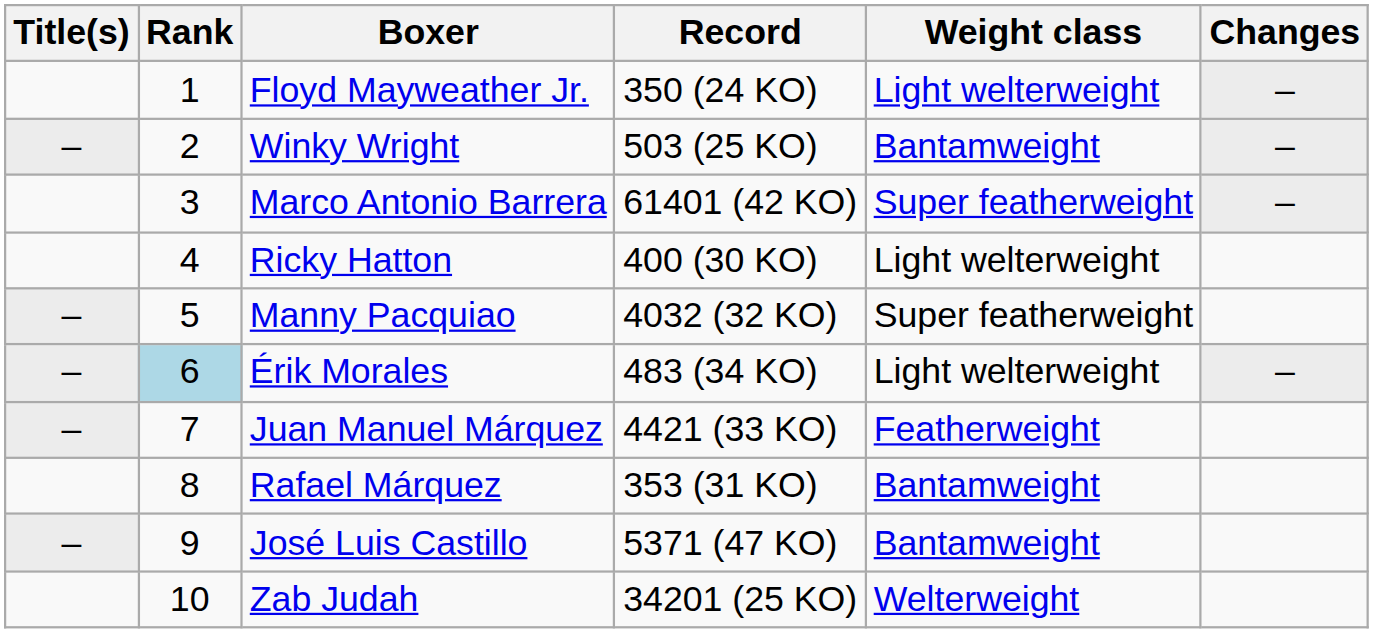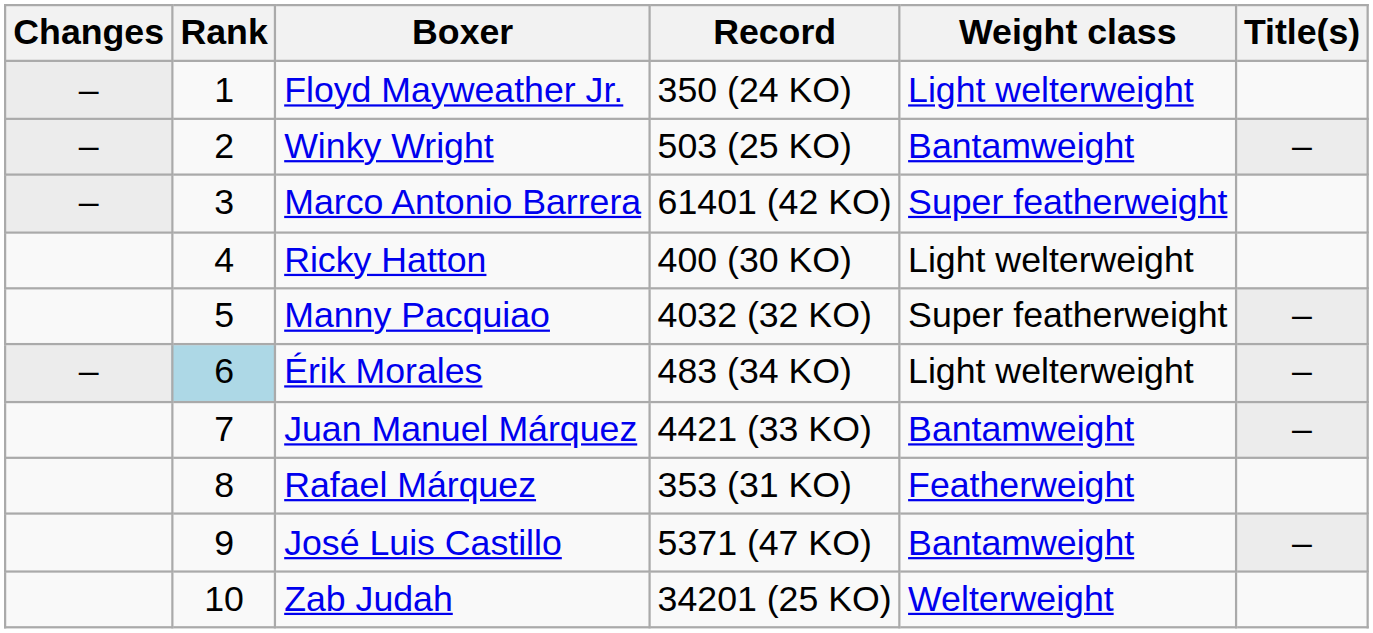columns swapped: (1285, 32) <-> (71, 32)
(987, 428) Featherweight -> (1021, 428) Bantamweight
(987, 485) Bantamweight -> (1021, 485) Featherweight
